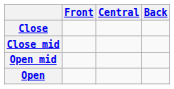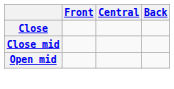- row: (33, 76)
